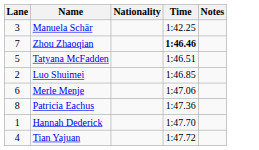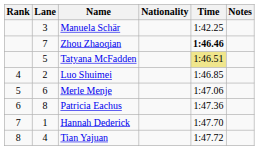+ column: (18, 12)
(181, 59) no background -> (208, 59) khaki background
